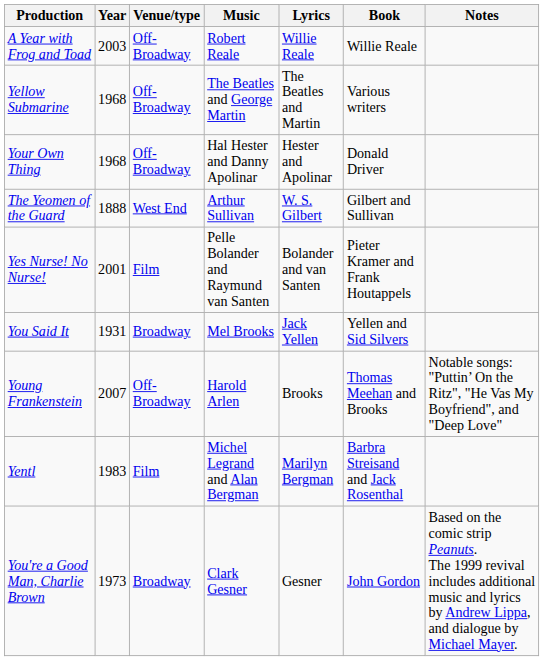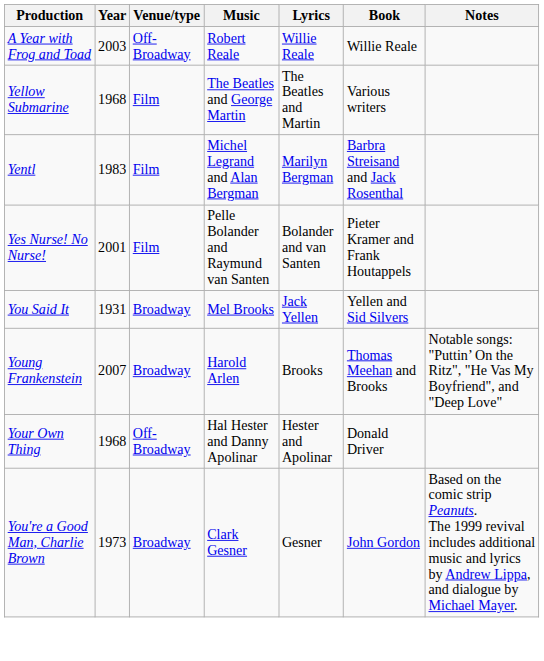(162, 99) Off-Broadway -> (146, 99) Film
rows swapped: (22, 471) <-> (36, 161)
- row: (49, 207)
(162, 393) Off-Broadway -> (162, 371) Broadway
